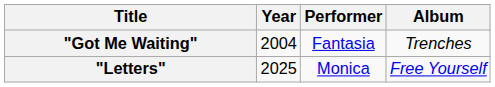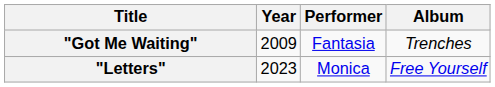(279, 43) 2004 -> (279, 43) 2009
(279, 69) 2025 -> (279, 69) 2023
